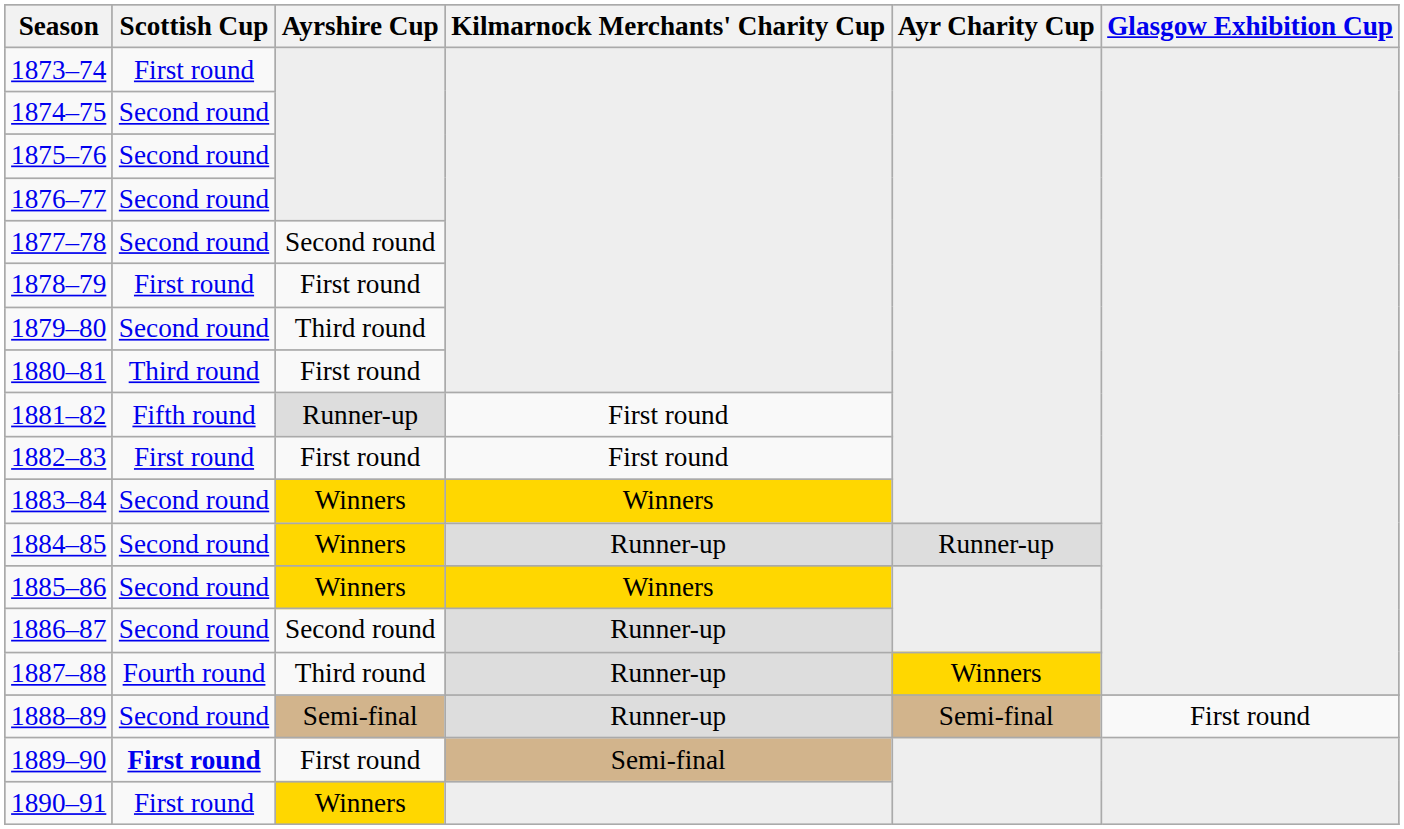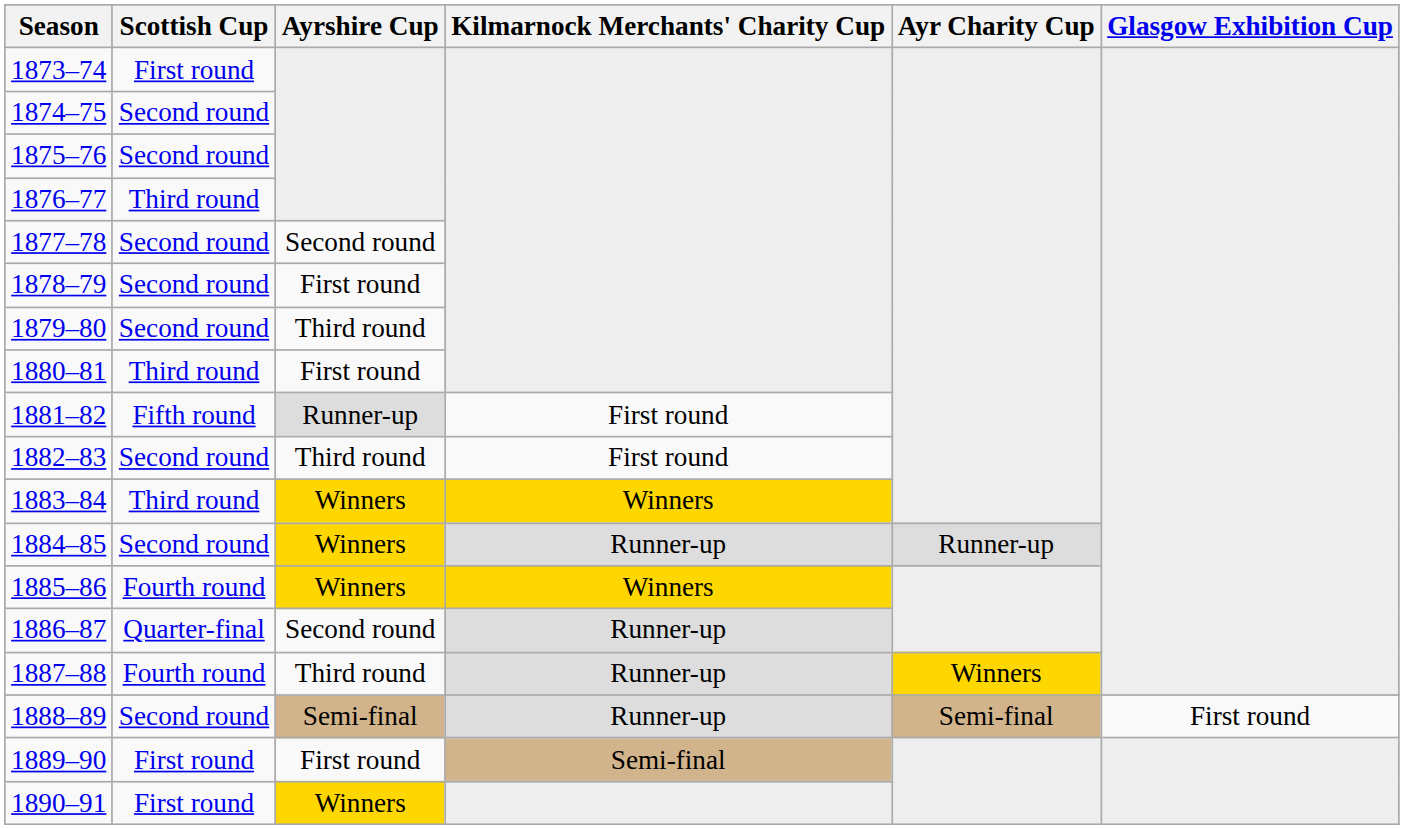(194, 198) Second round -> (194, 198) Third round
(194, 284) First round -> (194, 284) Second round
(194, 457) First round -> (194, 457) Second round
(360, 457) First round -> (360, 457) Third round
(194, 500) Second round -> (194, 500) Third round
(194, 586) Second round -> (194, 586) Fourth round
(194, 629) Second round -> (194, 629) Quarter-final
(194, 759) bold -> (194, 759) normal
